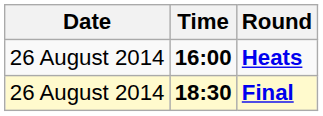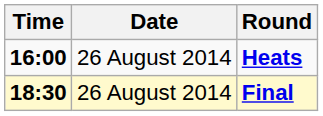columns swapped: (87, 22) <-> (203, 22)
